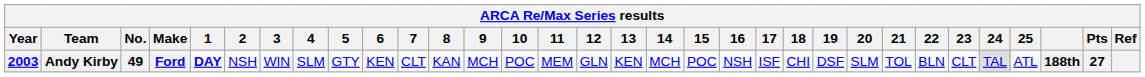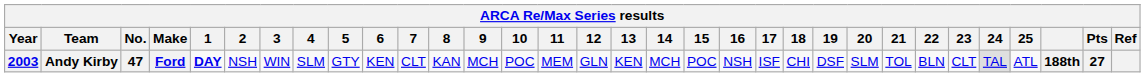(135, 61) 49 -> (135, 61) 47
